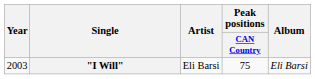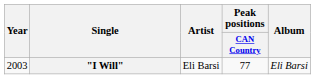(245, 65) 75 -> (245, 65) 77
